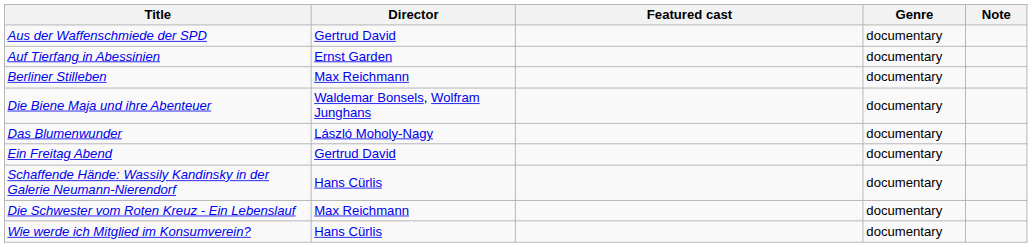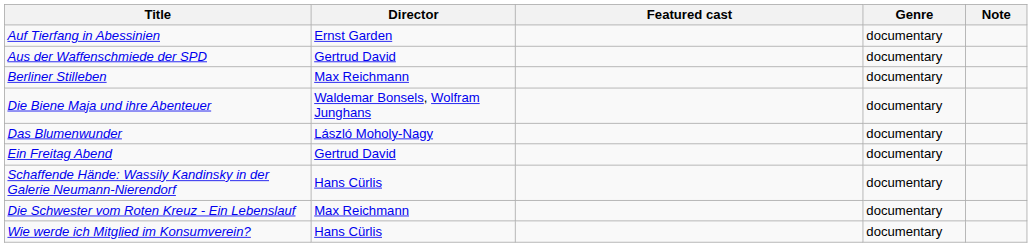rows swapped: (84, 56) <-> (107, 35)
